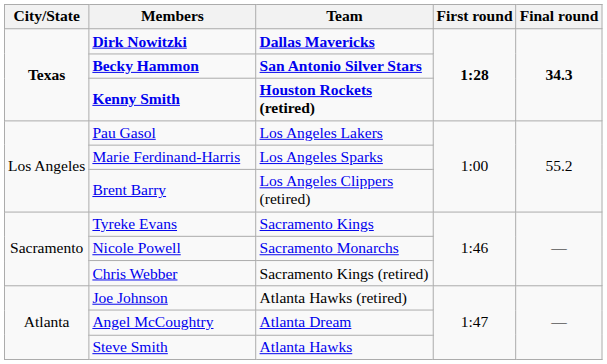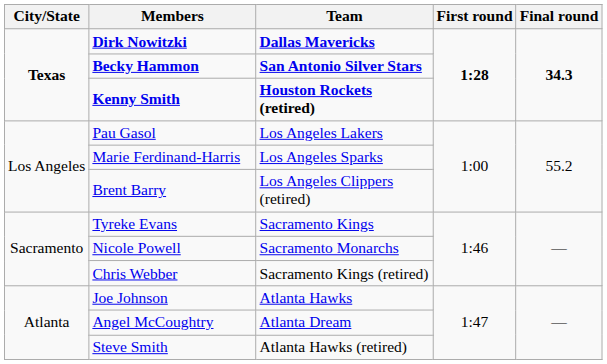(333, 297) Atlanta Hawks (retired) -> (306, 297) Atlanta Hawks
(306, 347) Atlanta Hawks -> (333, 347) Atlanta Hawks (retired)
